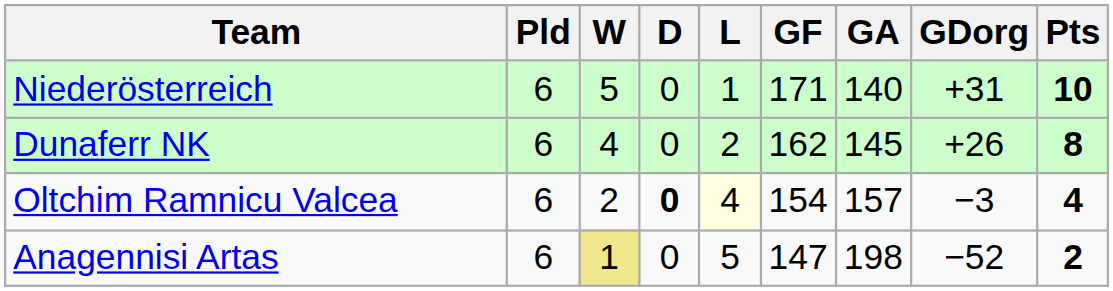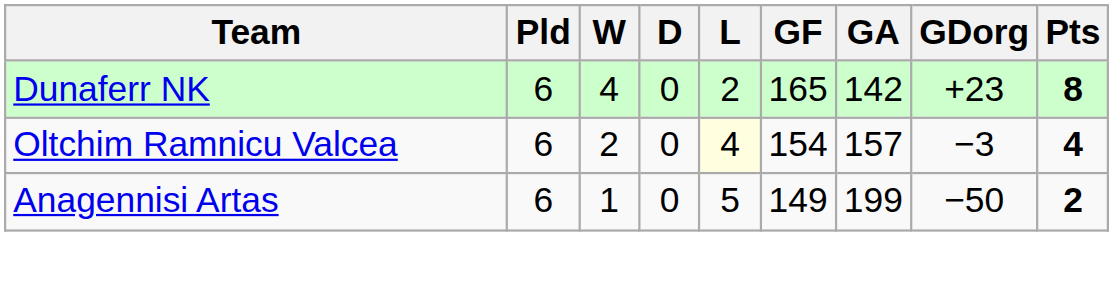- row: (143, 88)
(798, 144) 162 -> (798, 88) 165
(873, 144) 145 -> (873, 88) 142
(974, 144) +26 -> (974, 88) +23
(670, 200) bold -> (670, 144) normal
(609, 256) khaki background -> (609, 200) no background
(798, 256) 147 -> (798, 200) 149
(873, 256) 198 -> (873, 200) 199
(974, 256) −52 -> (974, 200) −50
